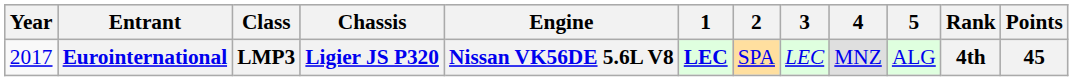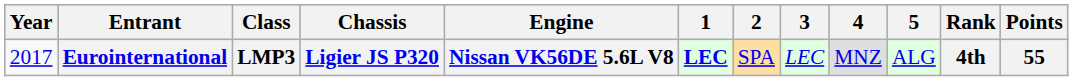(1034, 56) 45 -> (1034, 56) 55
